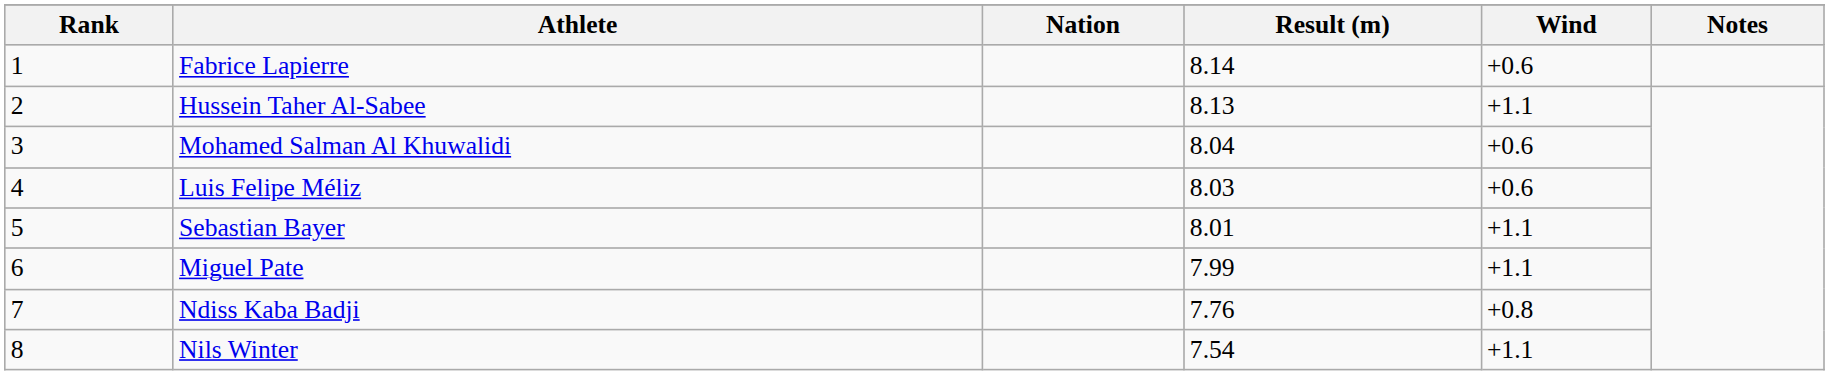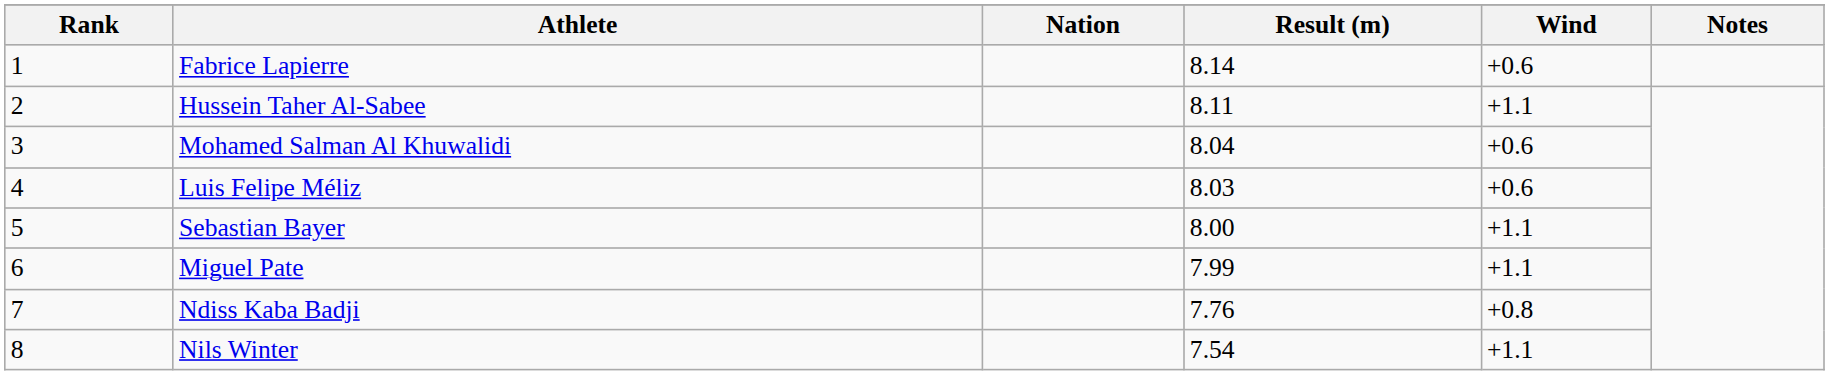(1212, 106) 8.13 -> (1212, 106) 8.11
(1212, 227) 8.01 -> (1212, 227) 8.00
